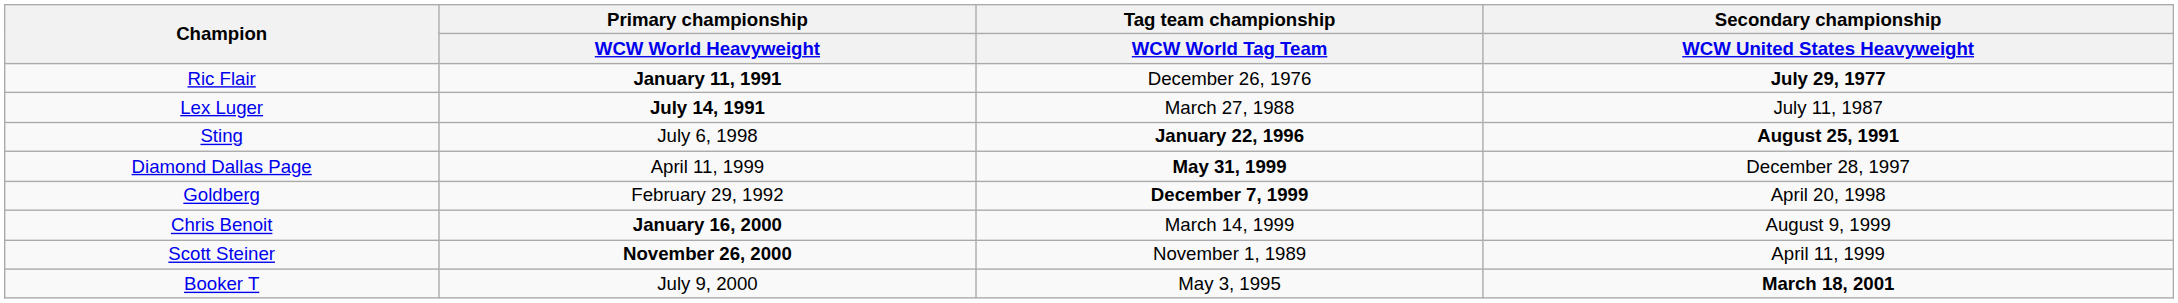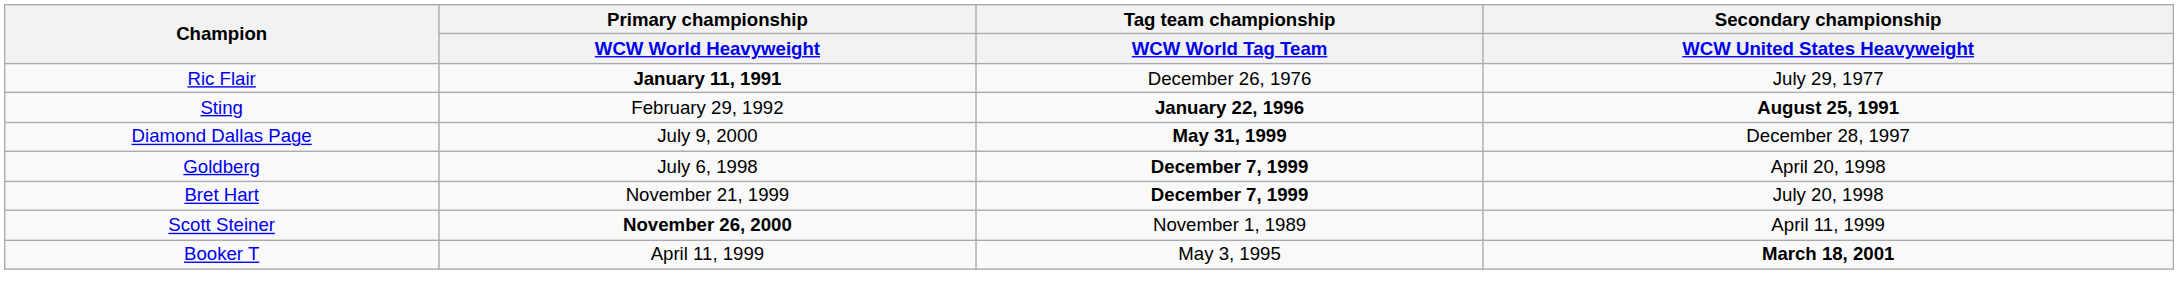(1828, 78) bold -> (1828, 78) normal
- row: (222, 107)
(707, 136) July 6, 1998 -> (707, 107) February 29, 1992
(707, 166) April 11, 1999 -> (707, 136) July 9, 2000
(707, 195) February 29, 1992 -> (707, 166) July 6, 1998
+ row: (222, 195)
- row: (222, 225)
(707, 283) July 9, 2000 -> (707, 254) April 11, 1999
